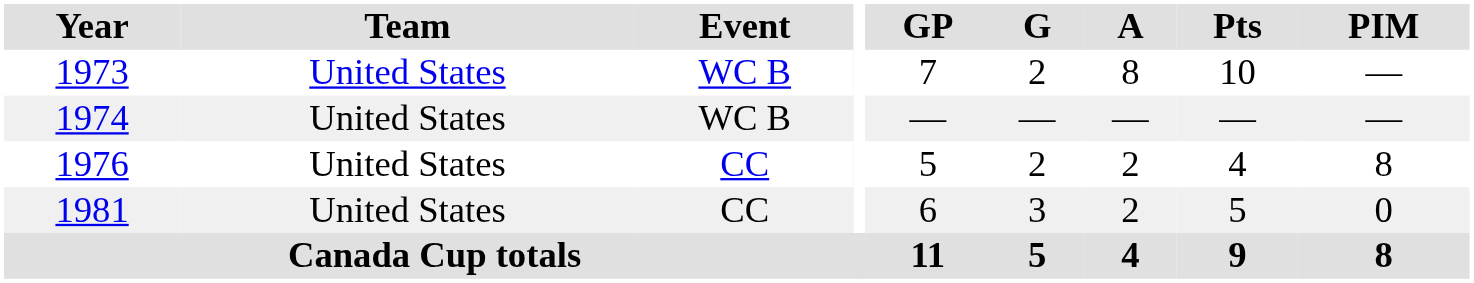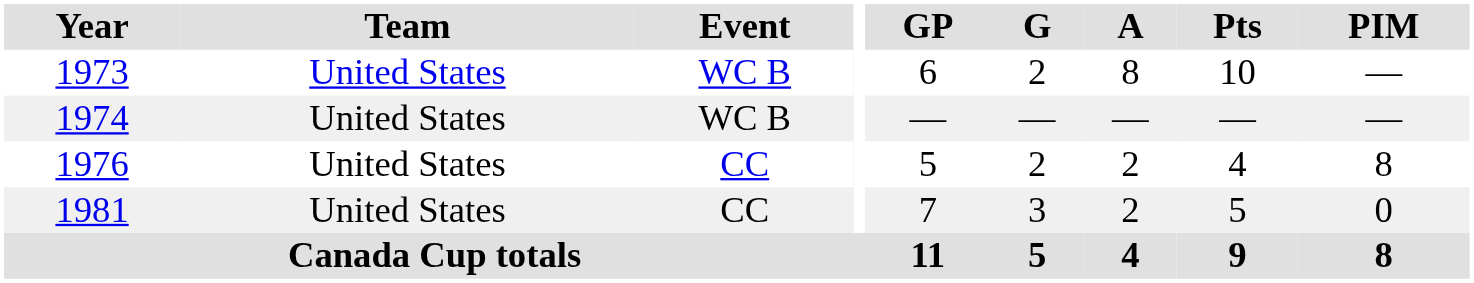(928, 72) 7 -> (928, 72) 6
(928, 209) 6 -> (928, 209) 7
